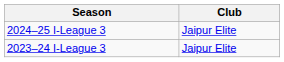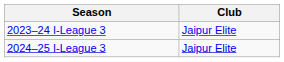rows swapped: (56, 48) <-> (56, 30)
